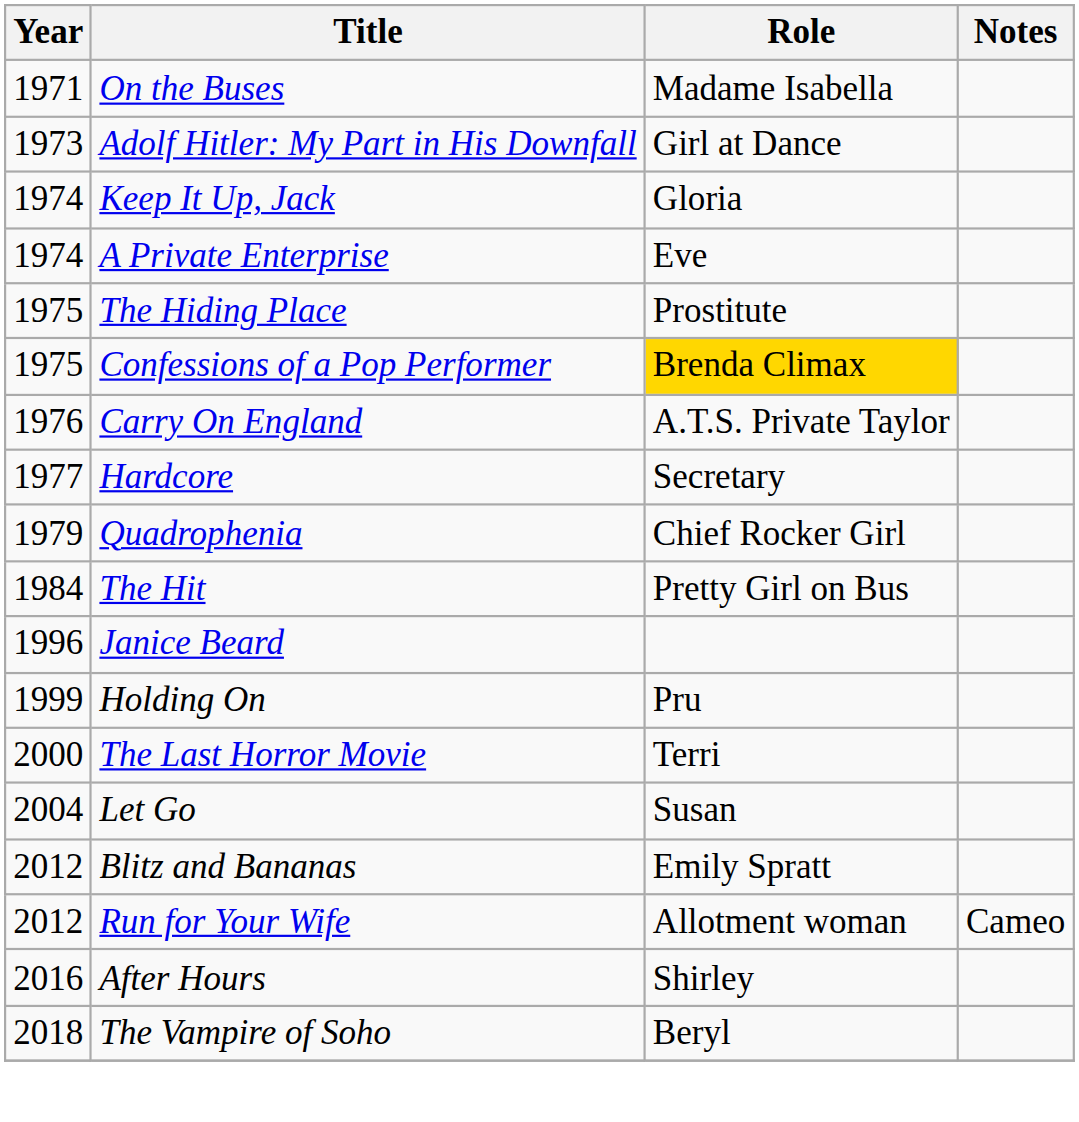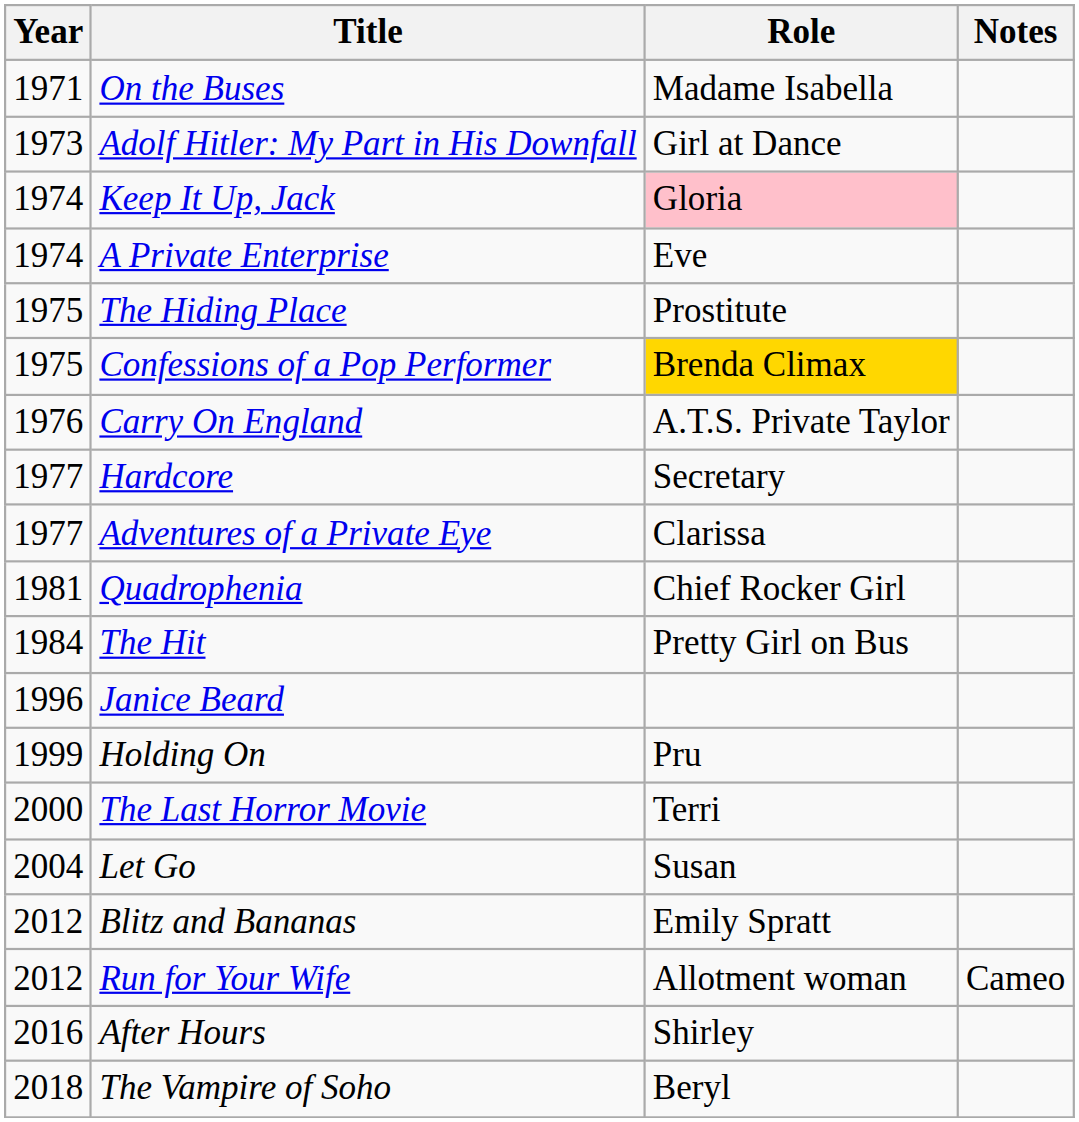(698, 198) no background -> (698, 198) pink background
+ row: (295, 532)
(48, 532) 1979 -> (48, 587) 1981
